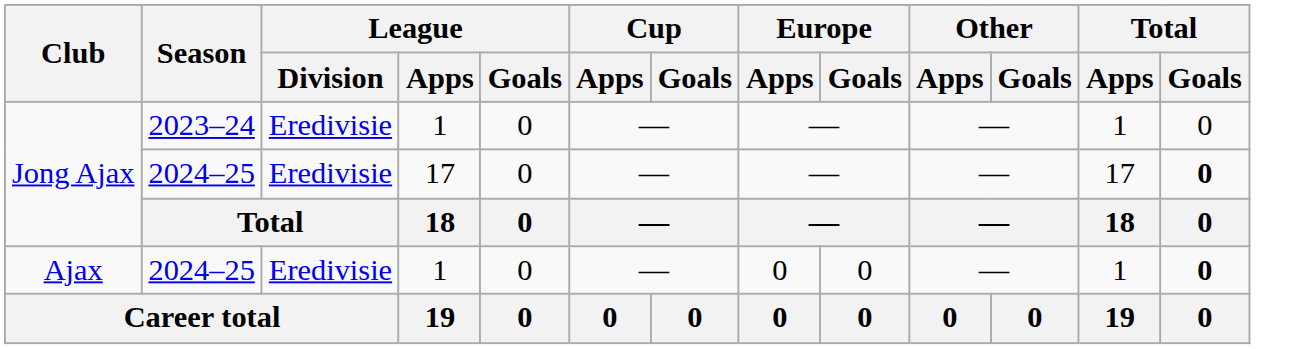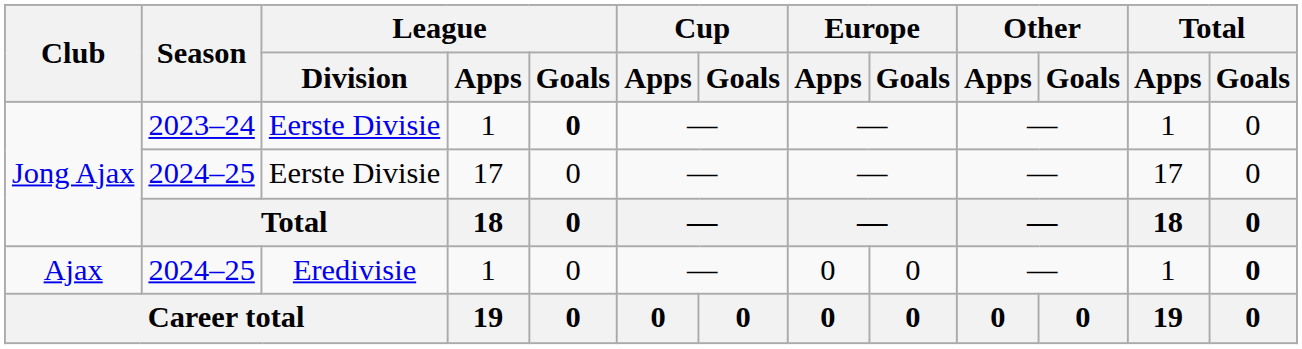(330, 125) Eredivisie -> (355, 125) Eerste Divisie
(525, 125) normal -> (573, 125) bold
(330, 173) Eredivisie -> (355, 173) Eerste Divisie
(1205, 173) bold -> (1253, 173) normal
